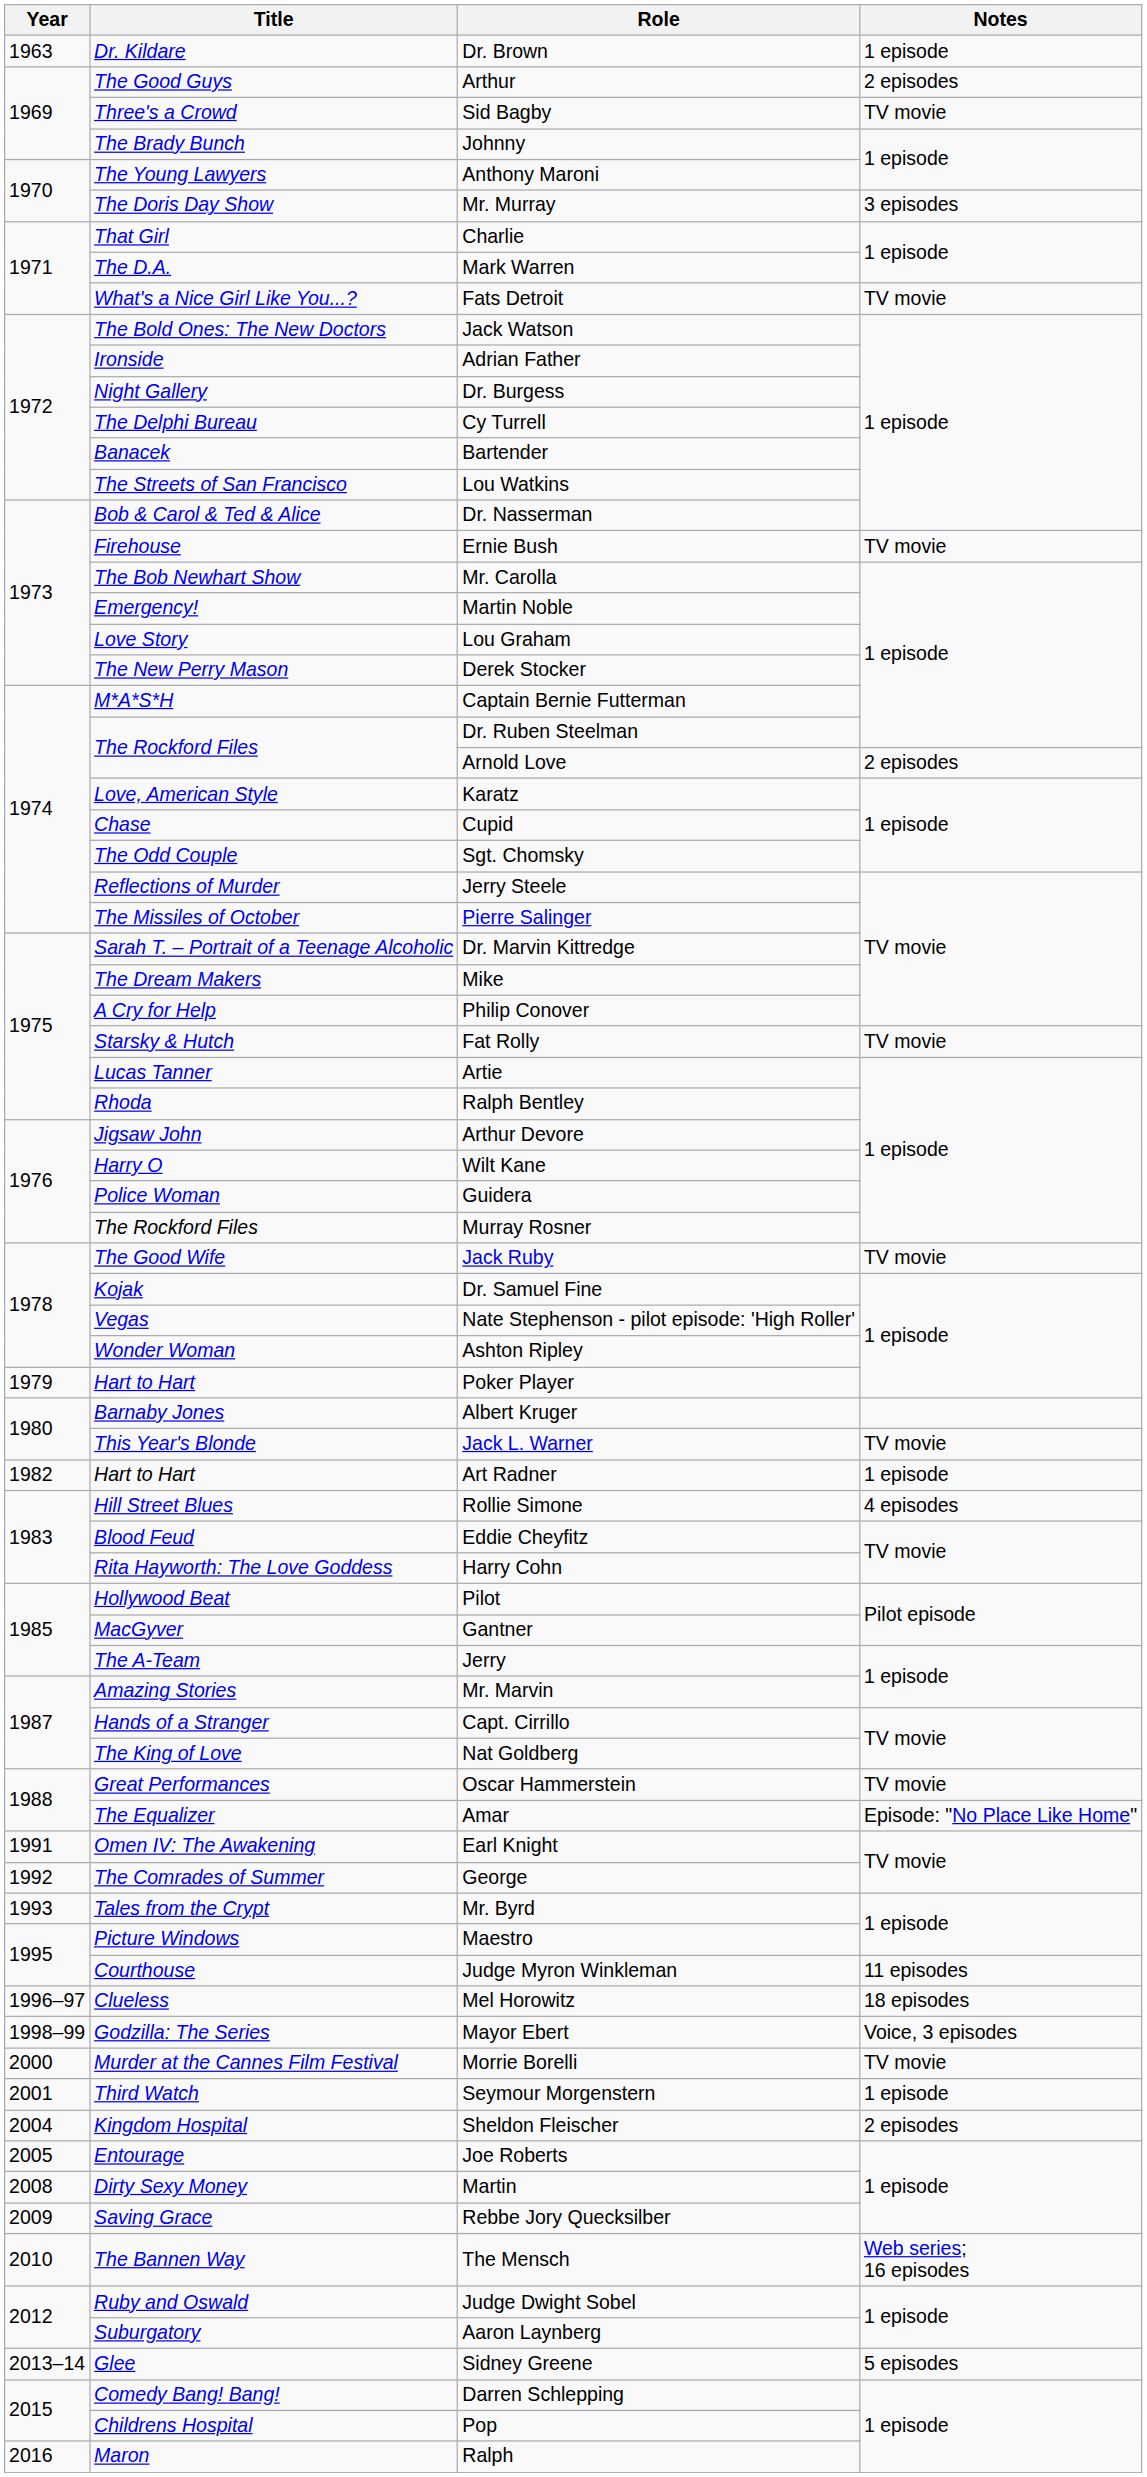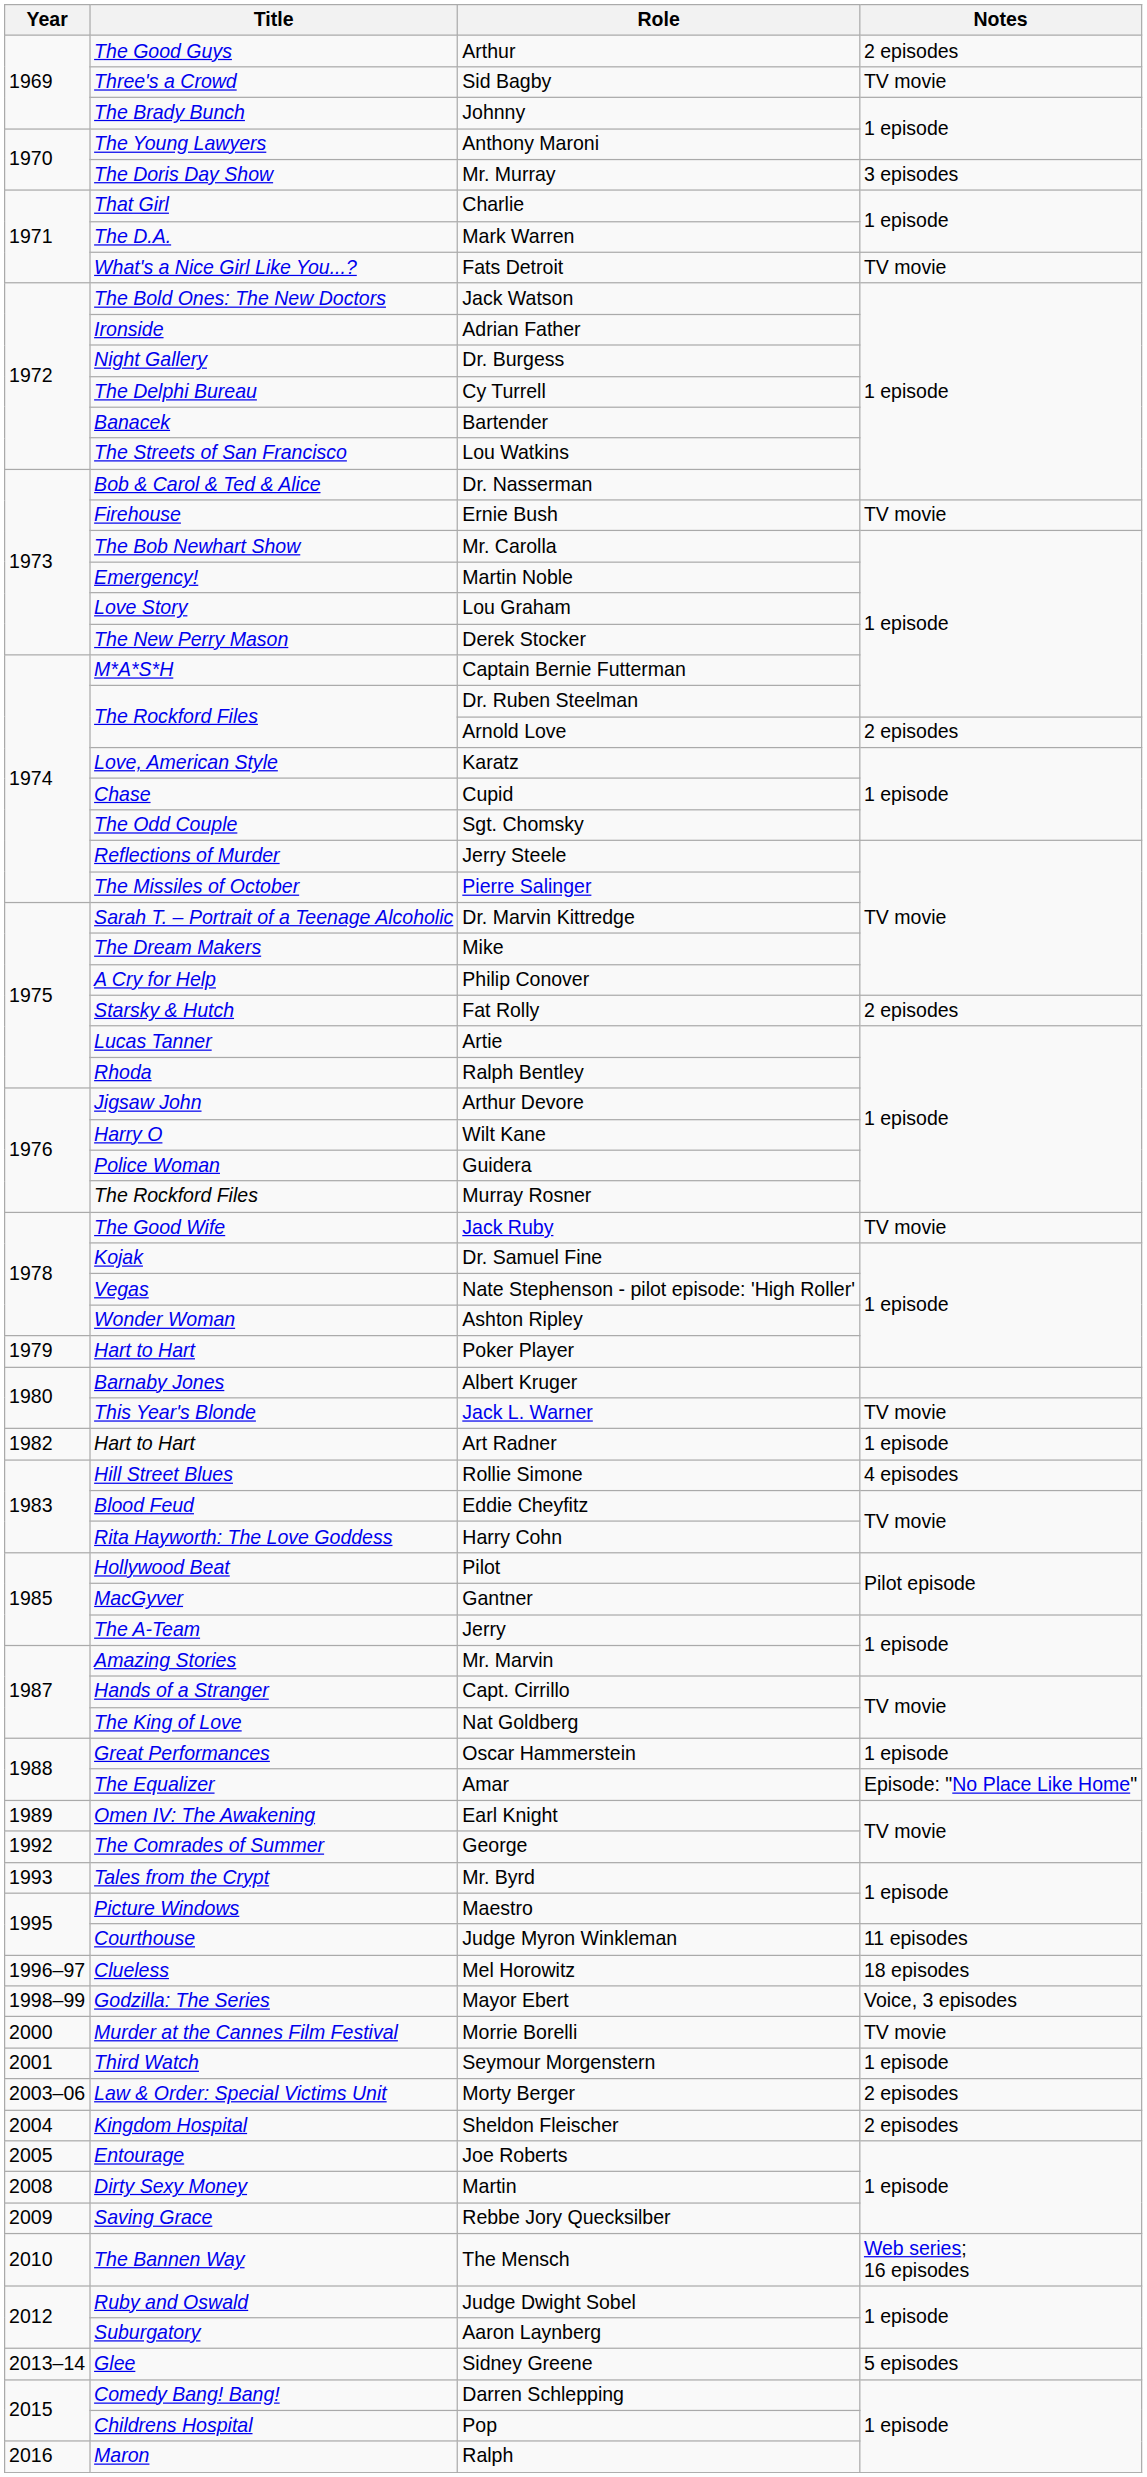- row: (505, 50)
(905, 1041) TV movie -> (911, 1010) 2 episodes
(905, 1784) TV movie -> (906, 1753) 1 episode
(31, 1846) 1991 -> (31, 1815) 1989
+ row: (519, 2094)
